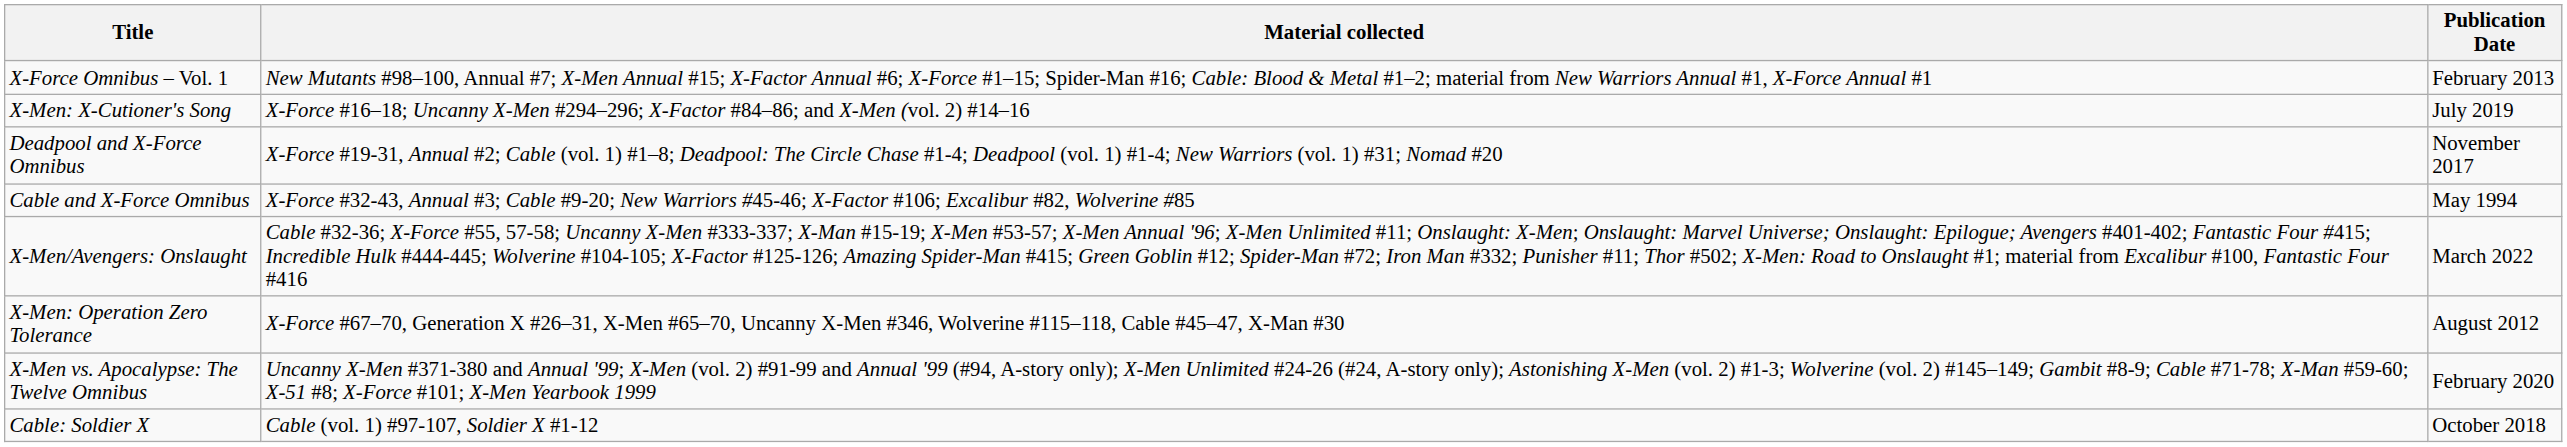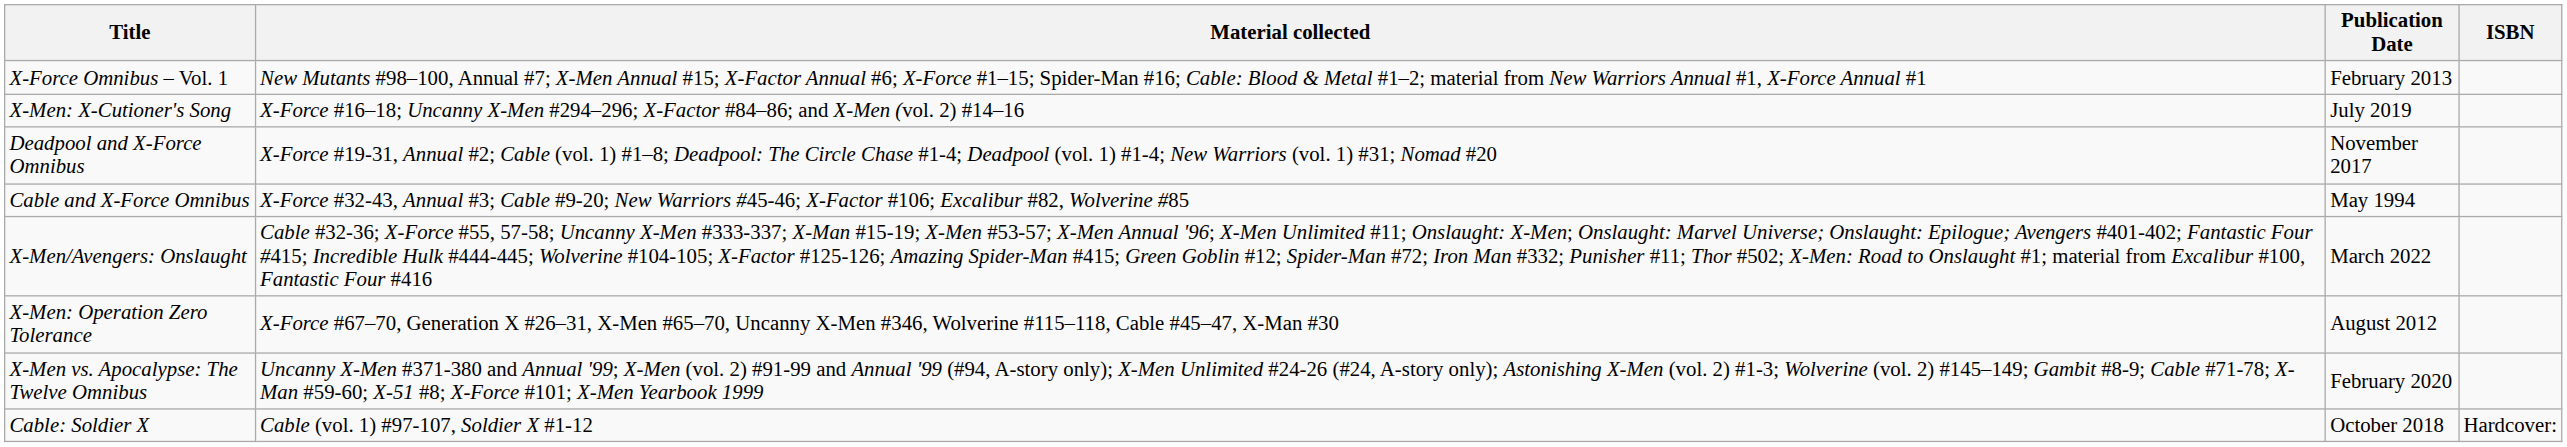+ column: (2510, 32)
